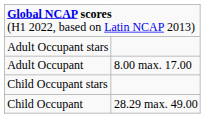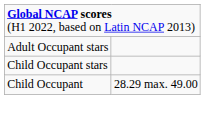- row: (45, 65)
